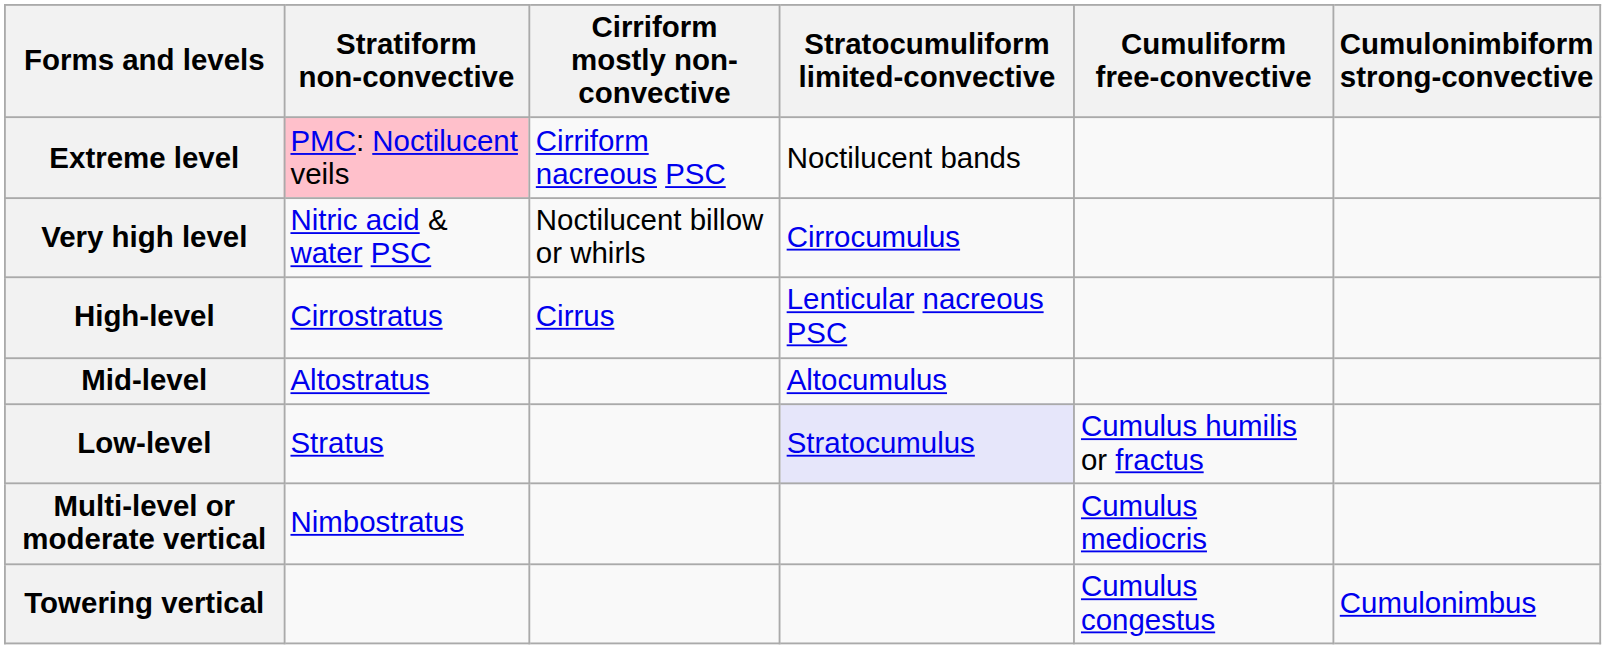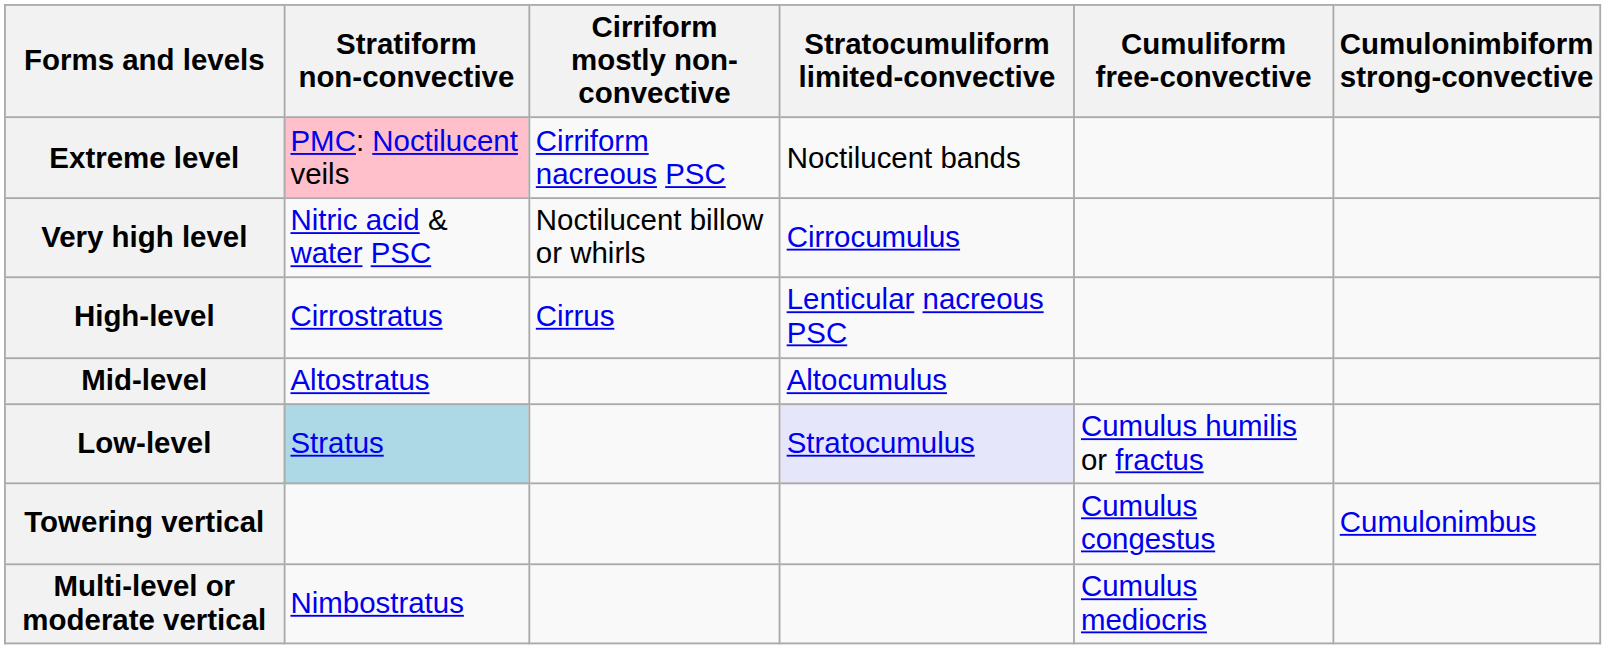(337, 443) no background -> (337, 443) lightblue background
rows swapped: (144, 523) <-> (144, 603)
